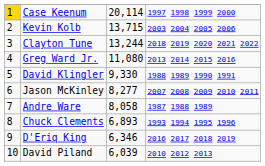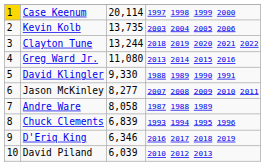(126, 28) 13,715 -> (126, 28) 13,735
(123, 122) 6,893 -> (123, 122) 6,839
